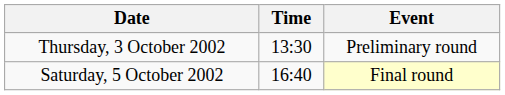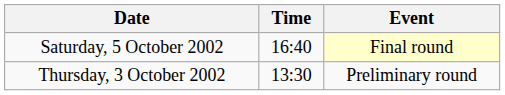rows swapped: (132, 47) <-> (132, 75)
